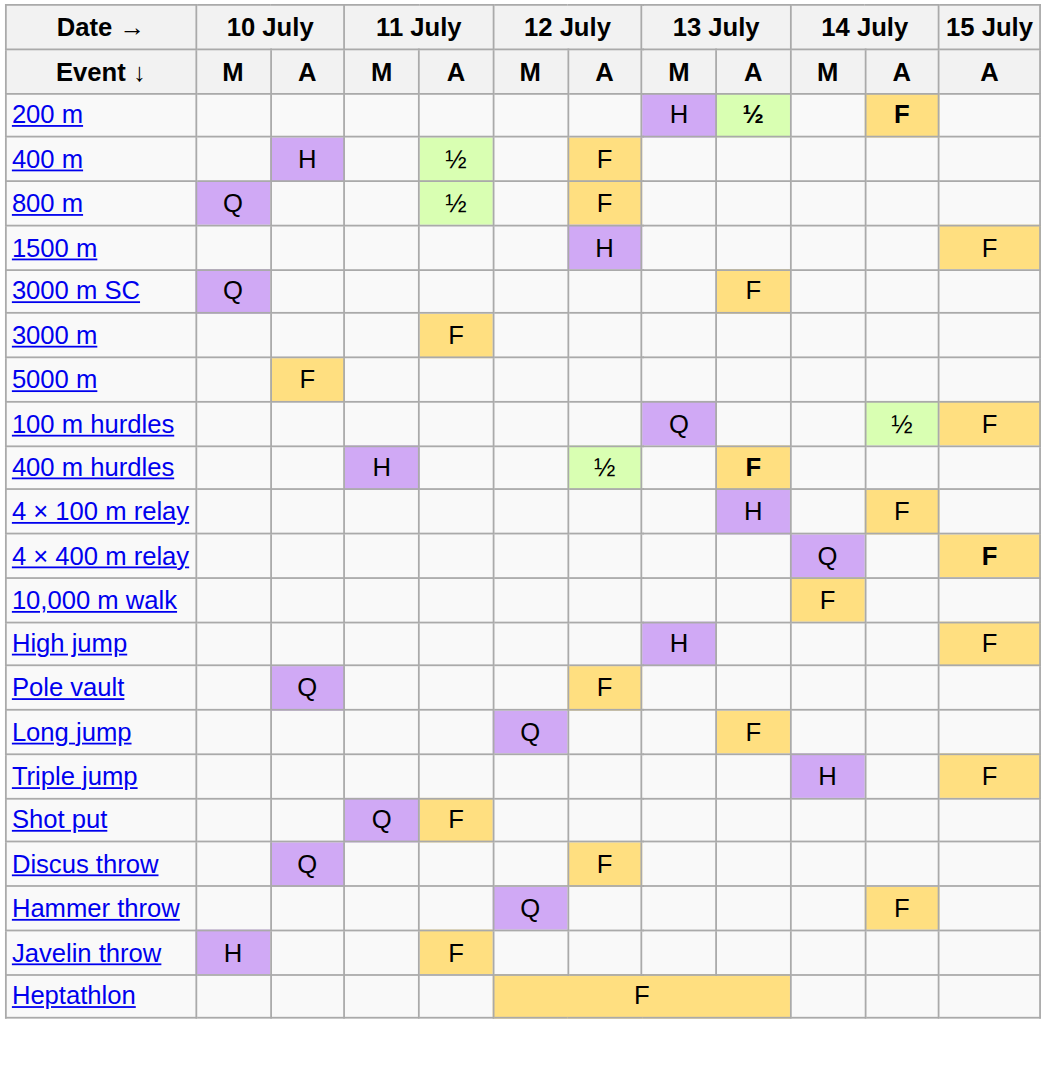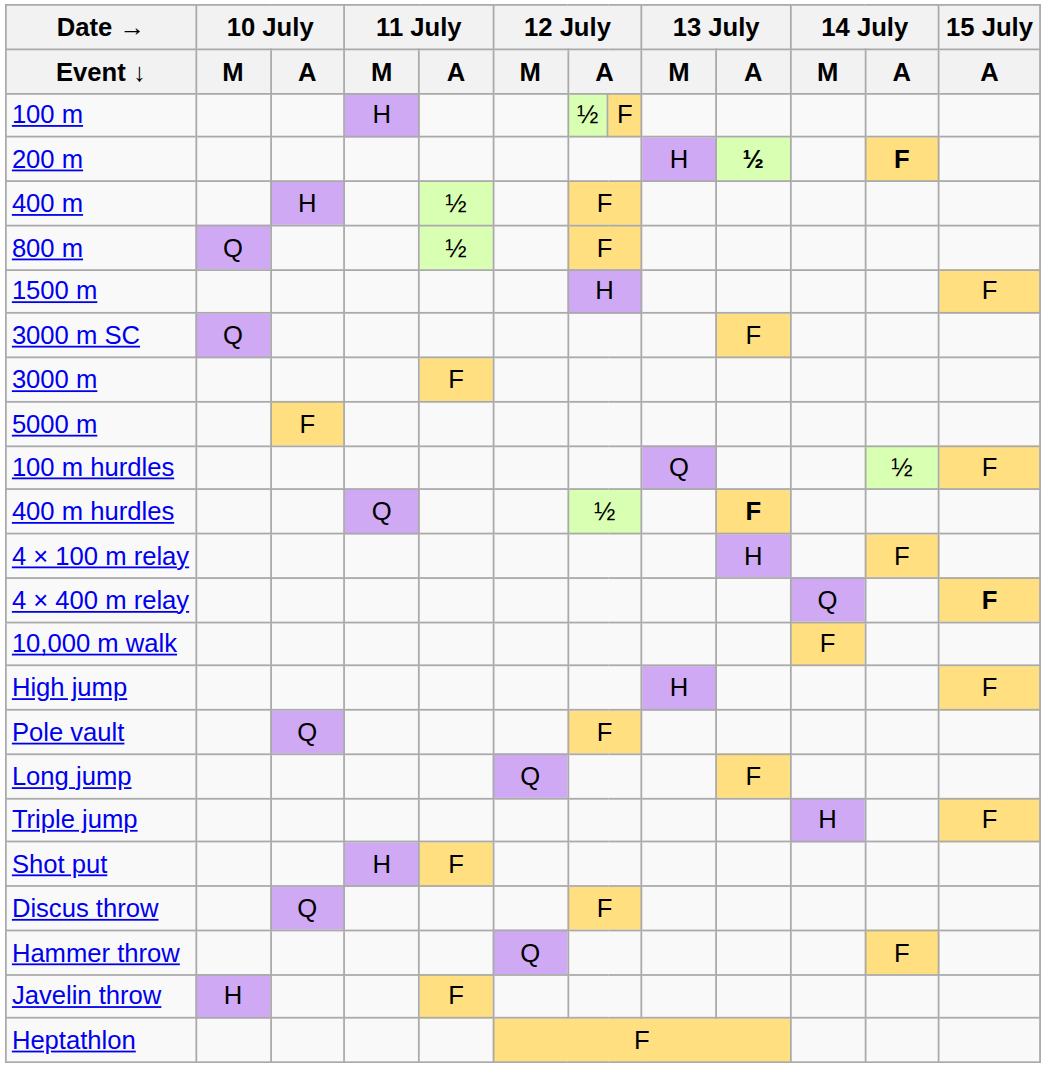+ row: (47, 115)
(382, 467) H -> (382, 512) Q
(382, 820) Q -> (382, 864) H
